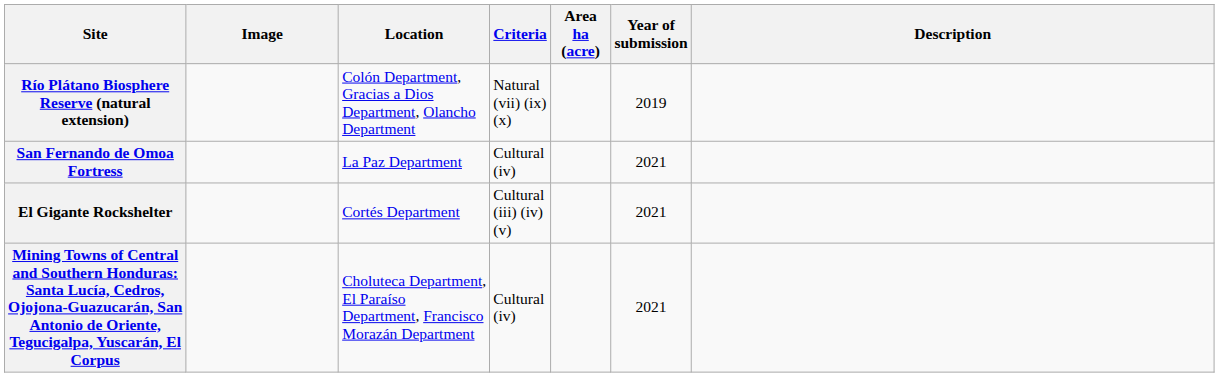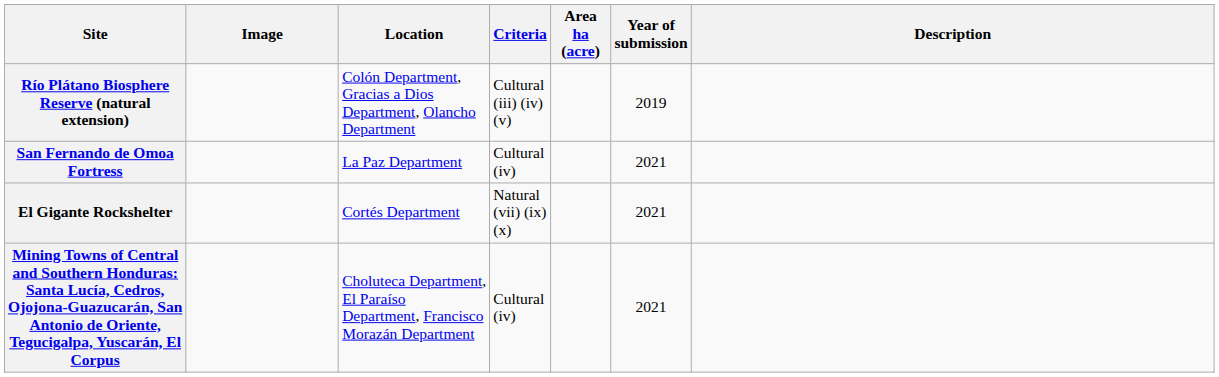(520, 102) Natural (vii) (ix) (x) -> (519, 102) Cultural (iii) (iv) (v)
(519, 212) Cultural (iii) (iv) (v) -> (520, 212) Natural (vii) (ix) (x)
